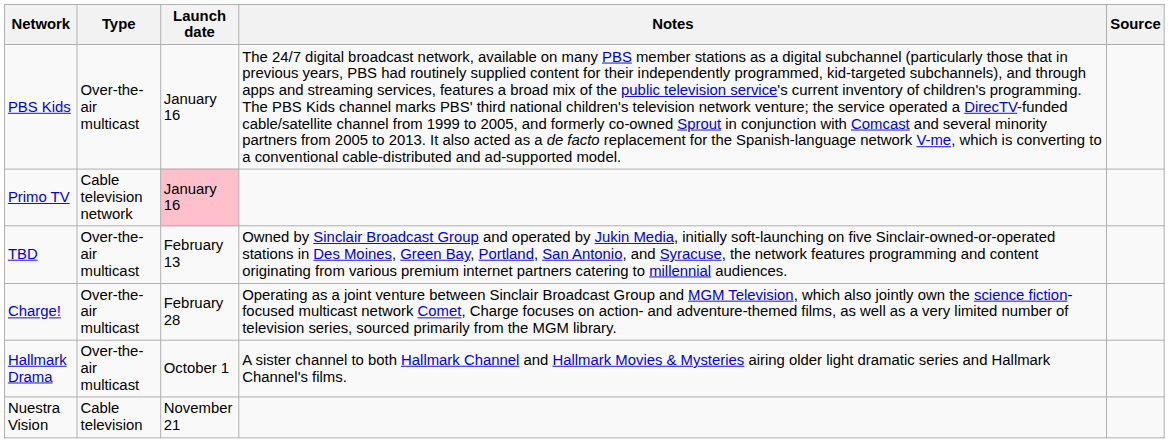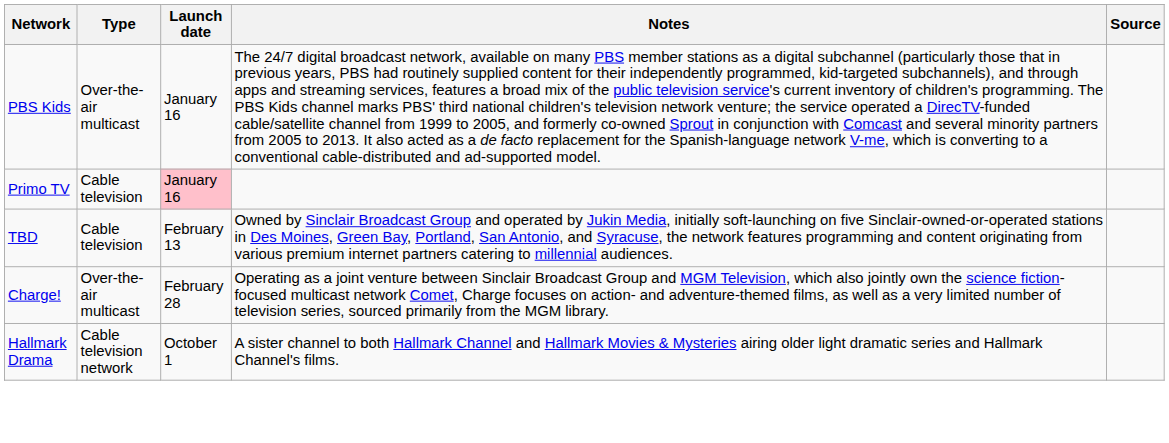(112, 197) Cable television network -> (112, 189) Cable television
(112, 254) Over-the-air multicast -> (112, 237) Cable television
(112, 368) Over-the-air multicast -> (112, 351) Cable television network
- row: (34, 417)
